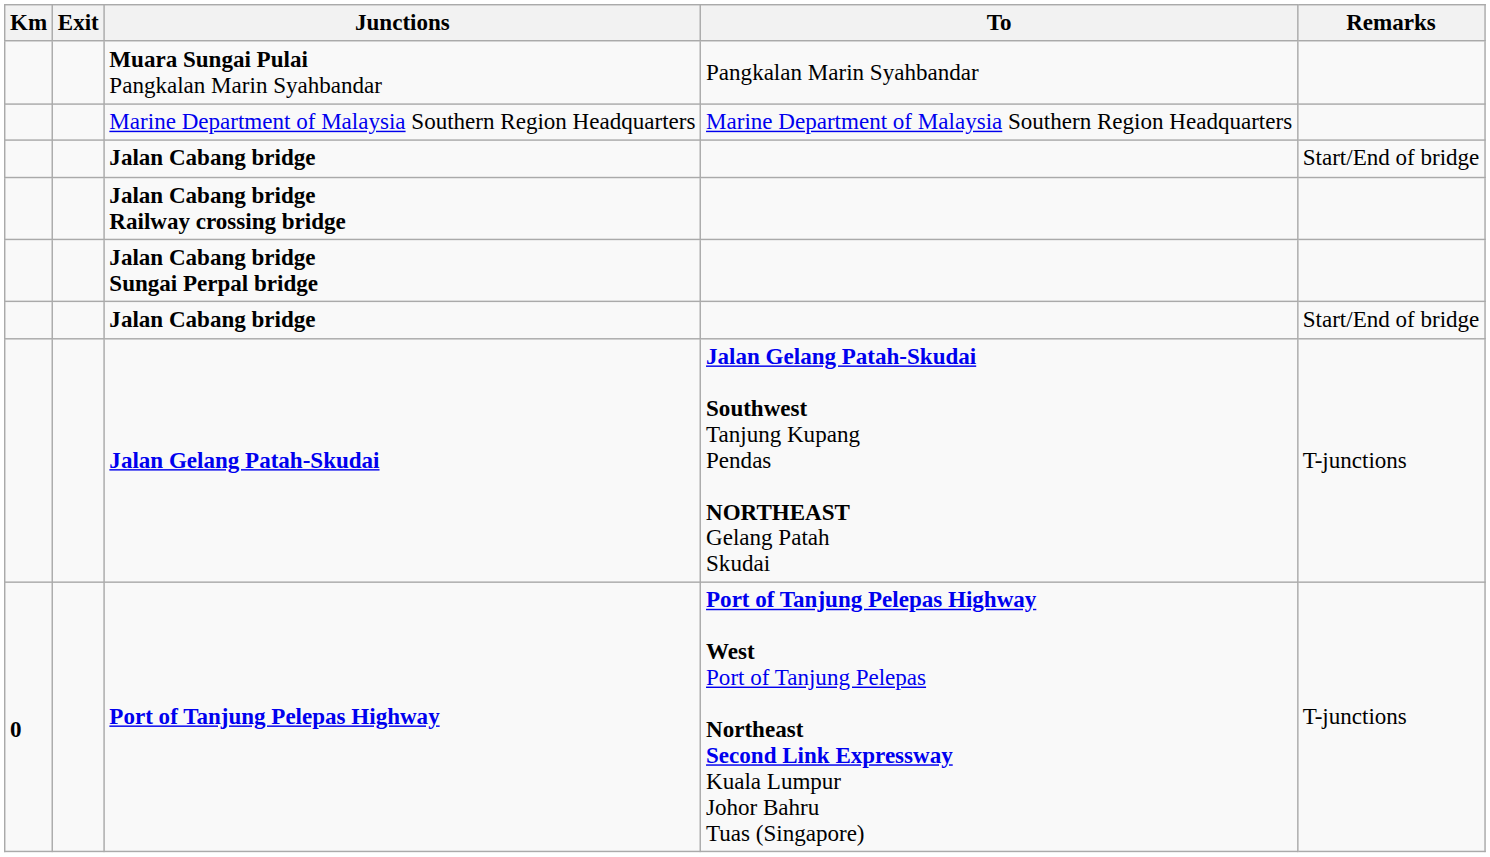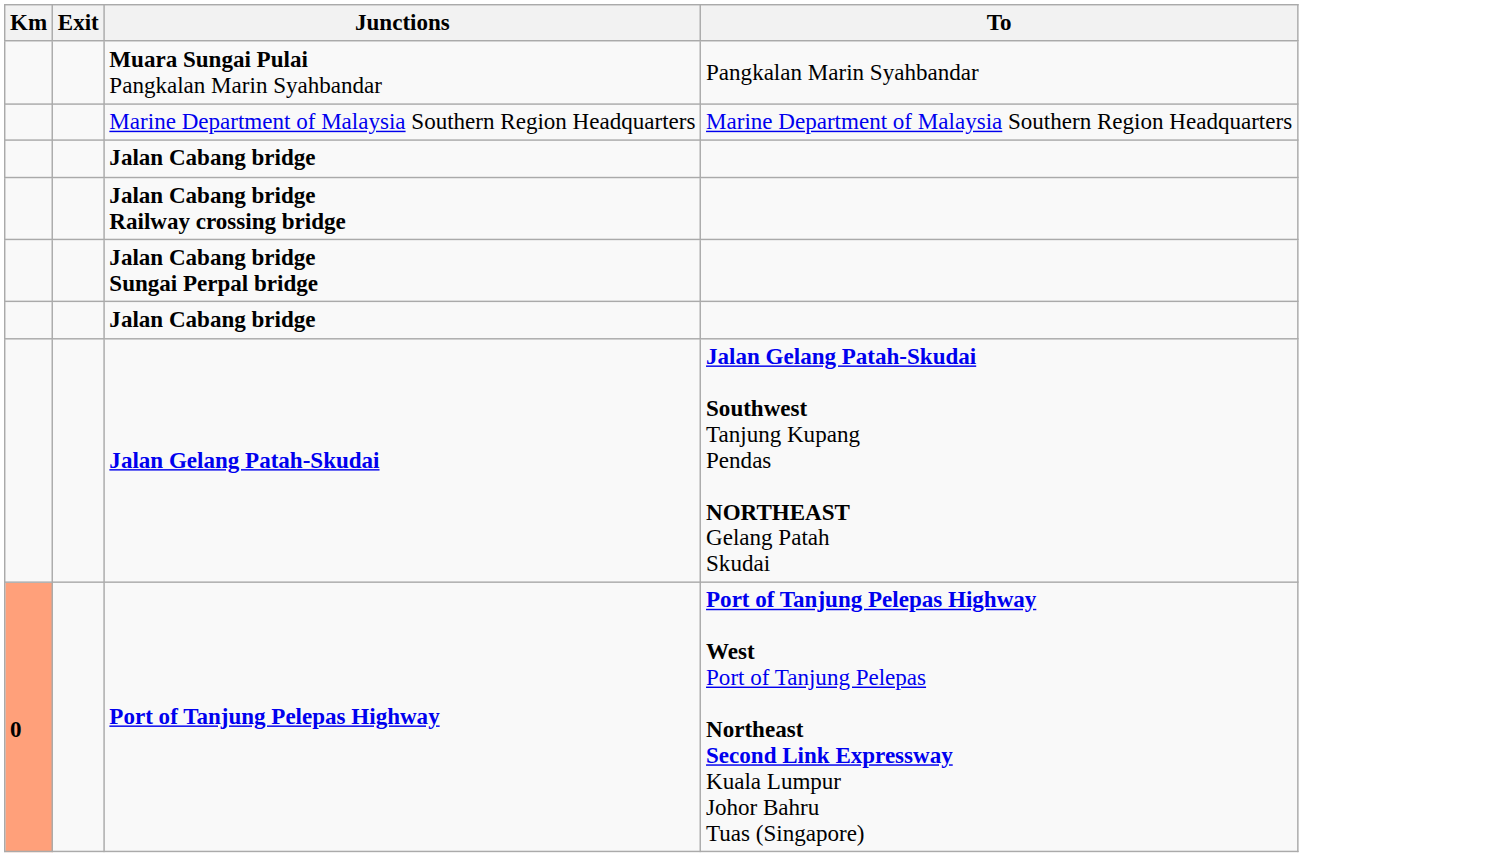- column: (1391, 22)
(16, 729) no background -> (16, 729) lightsalmon background
